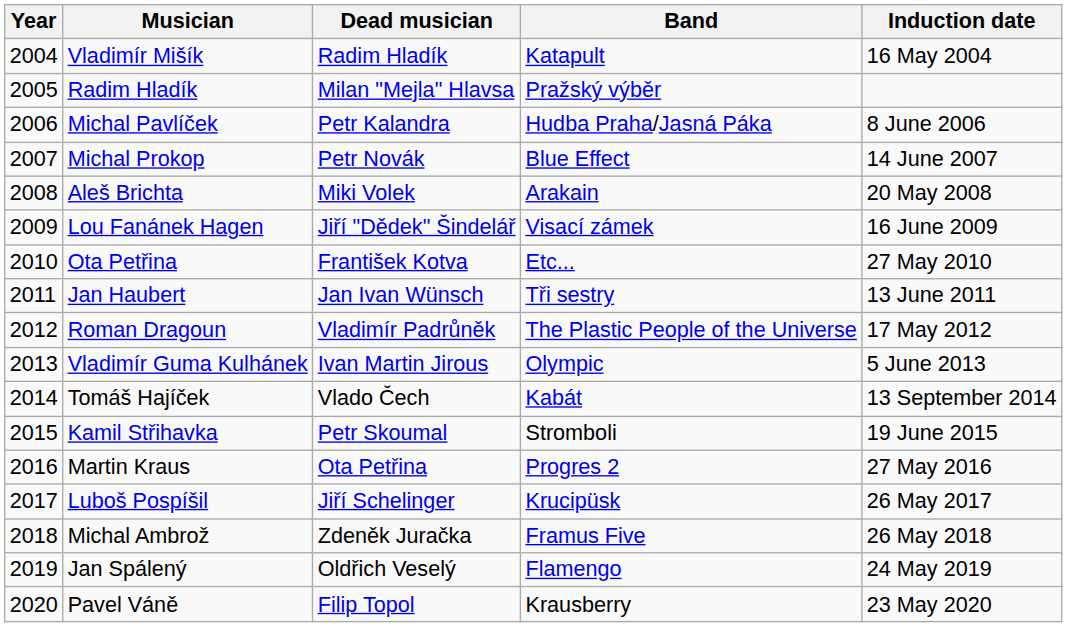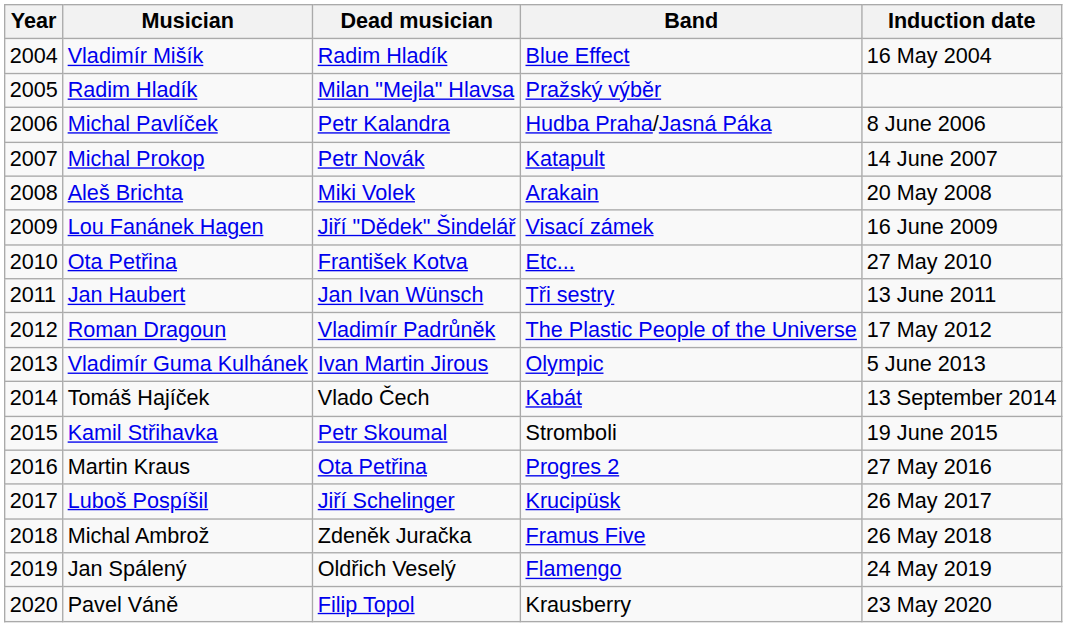(565, 55) Katapult -> (578, 55) Blue Effect
(578, 158) Blue Effect -> (565, 158) Katapult
